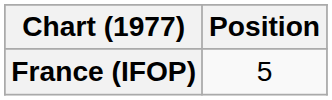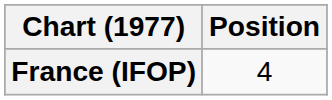(265, 71) 5 -> (265, 71) 4
